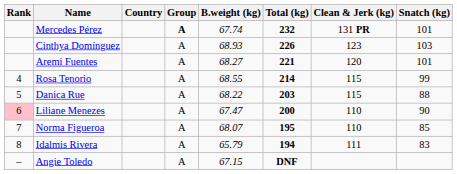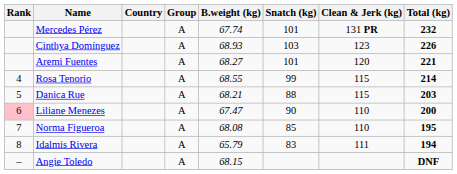columns swapped: (424, 12) <-> (287, 12)
(182, 29) bold -> (182, 29) normal
(231, 95) 68.22 -> (231, 95) 68.21
(231, 128) 68.07 -> (231, 128) 68.08
(231, 161) 67.15 -> (231, 161) 68.15
